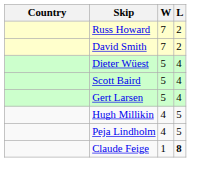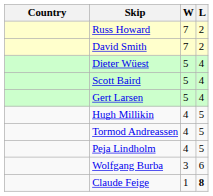+ row: (135, 132)
+ row: (128, 166)
